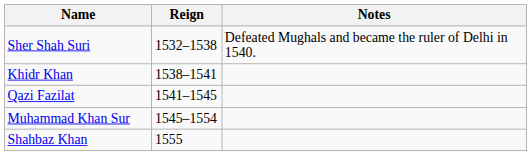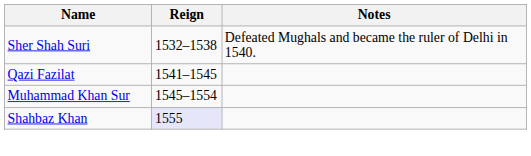- row: (40, 74)
(169, 140) no background -> (169, 118) lavender background
